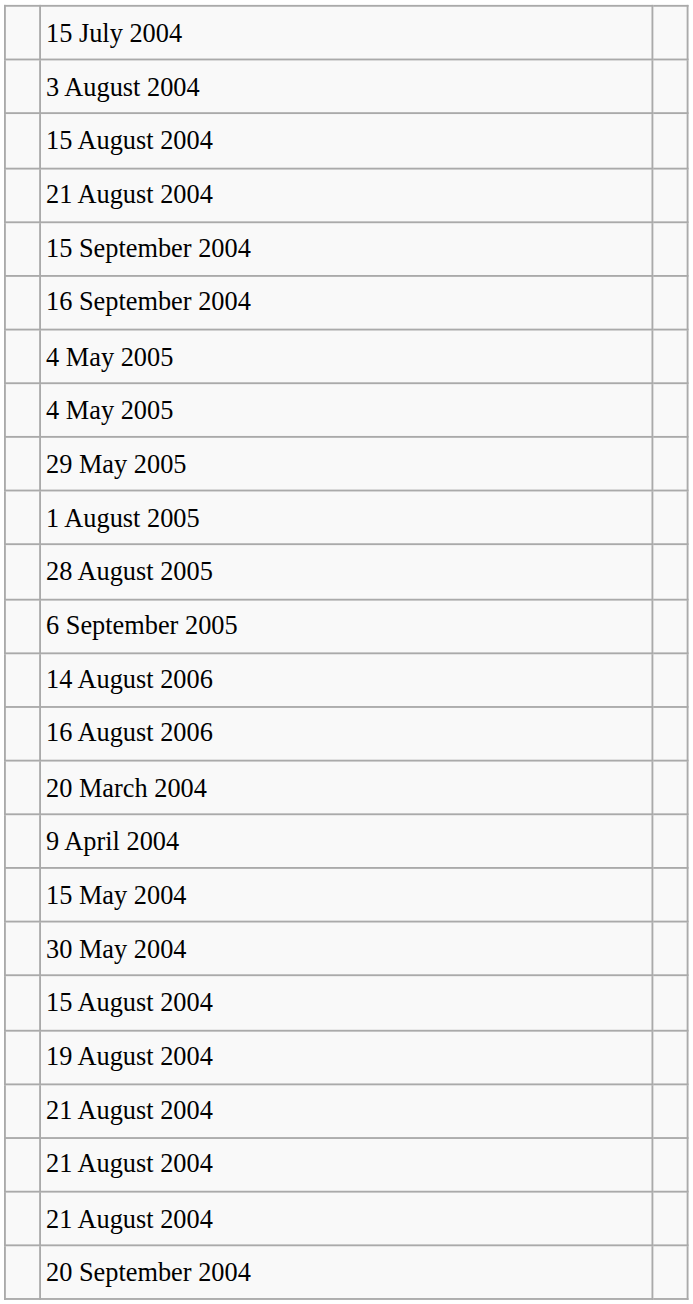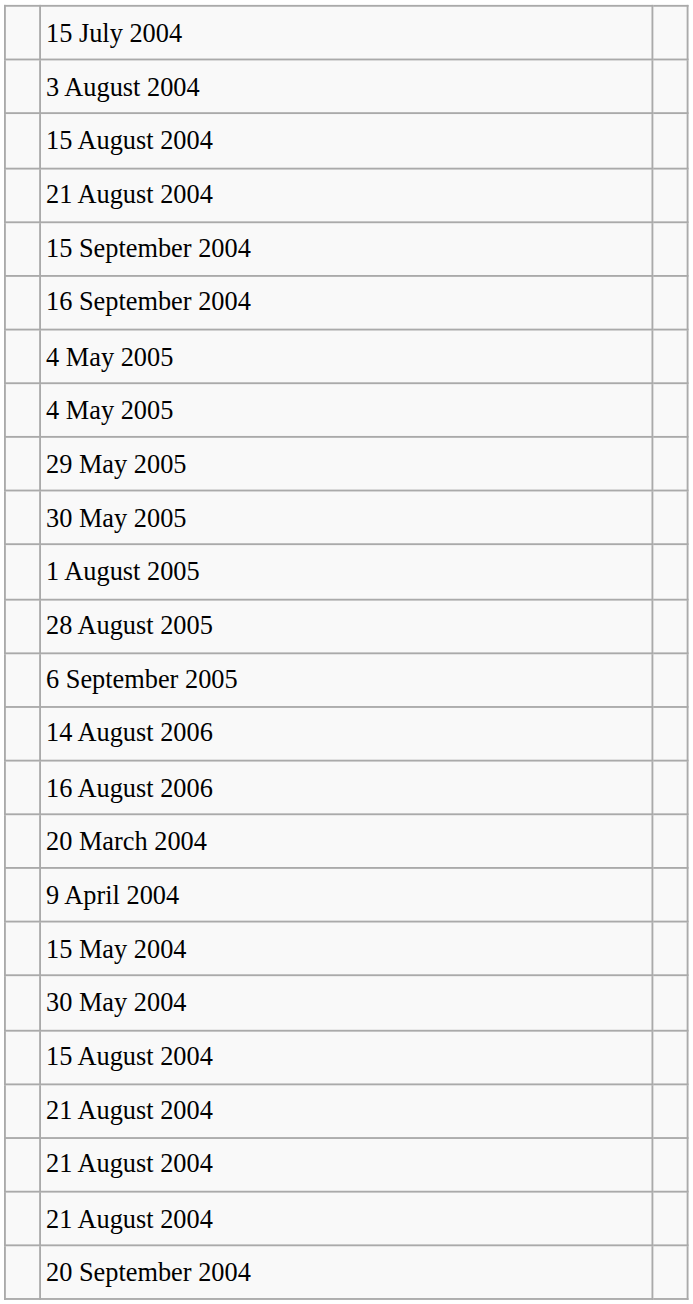+ row: (22, 518)
- row: (22, 1057)
